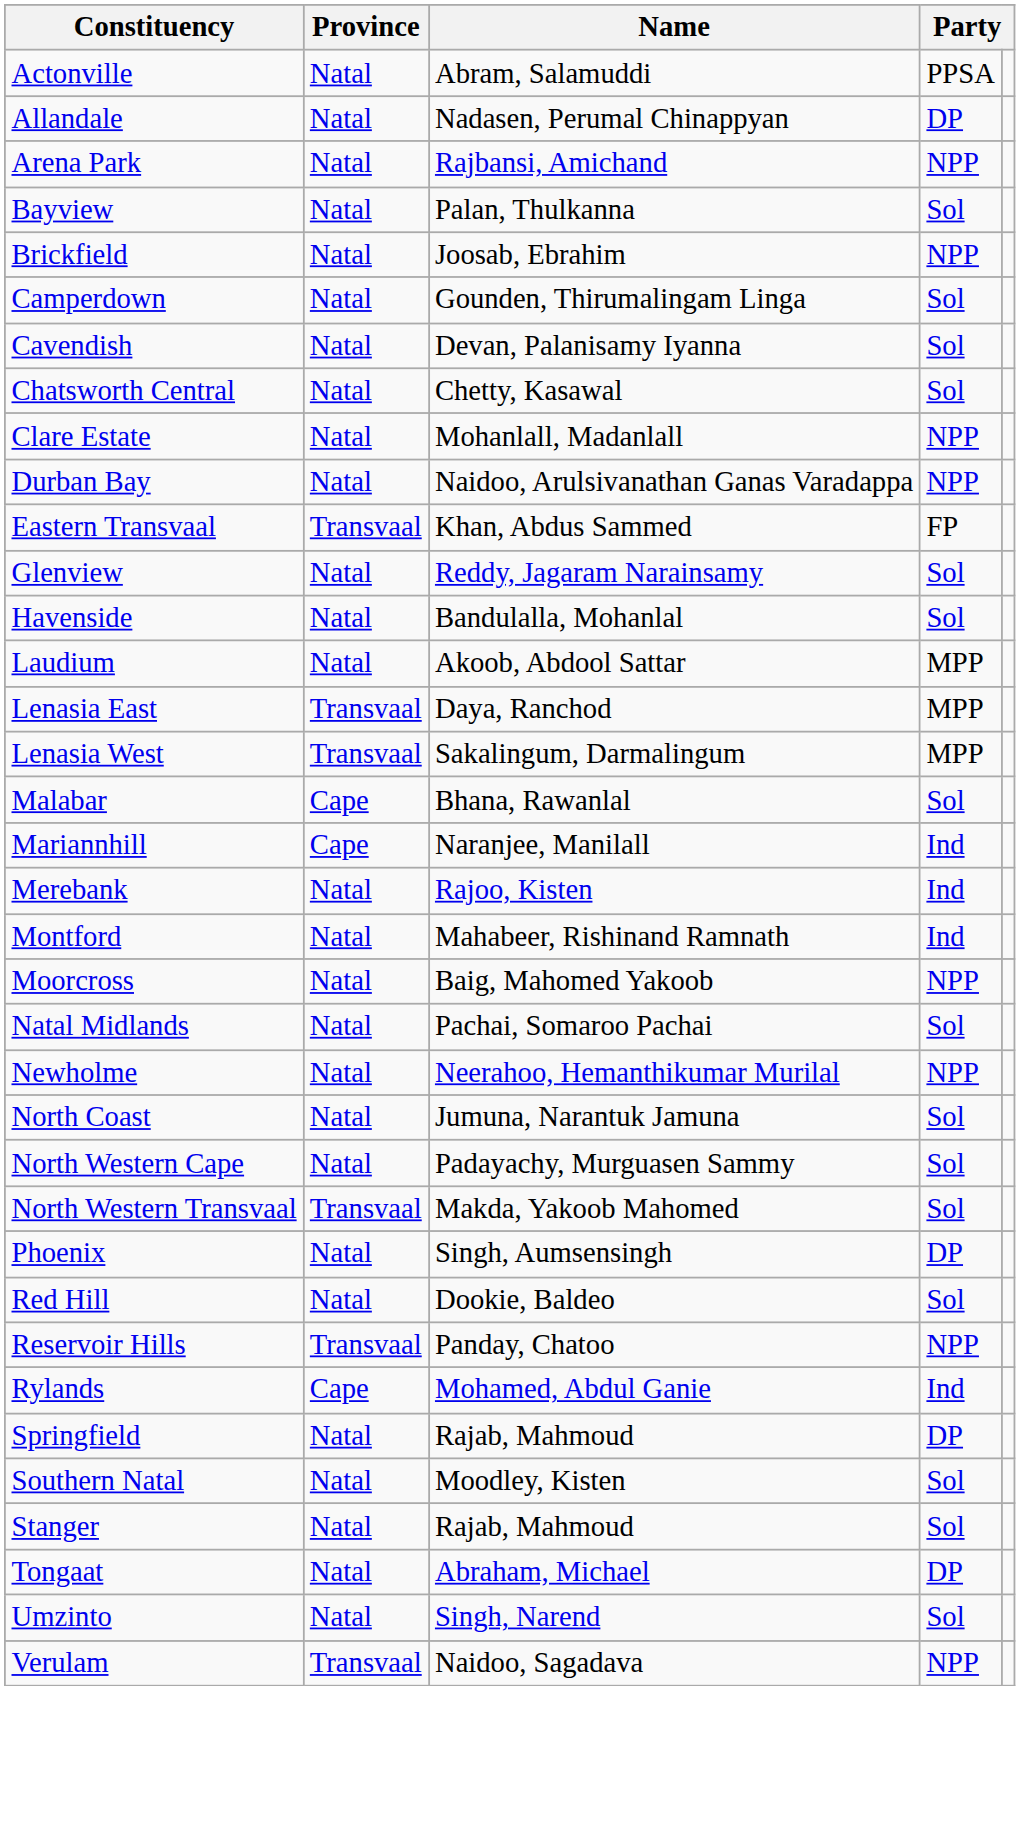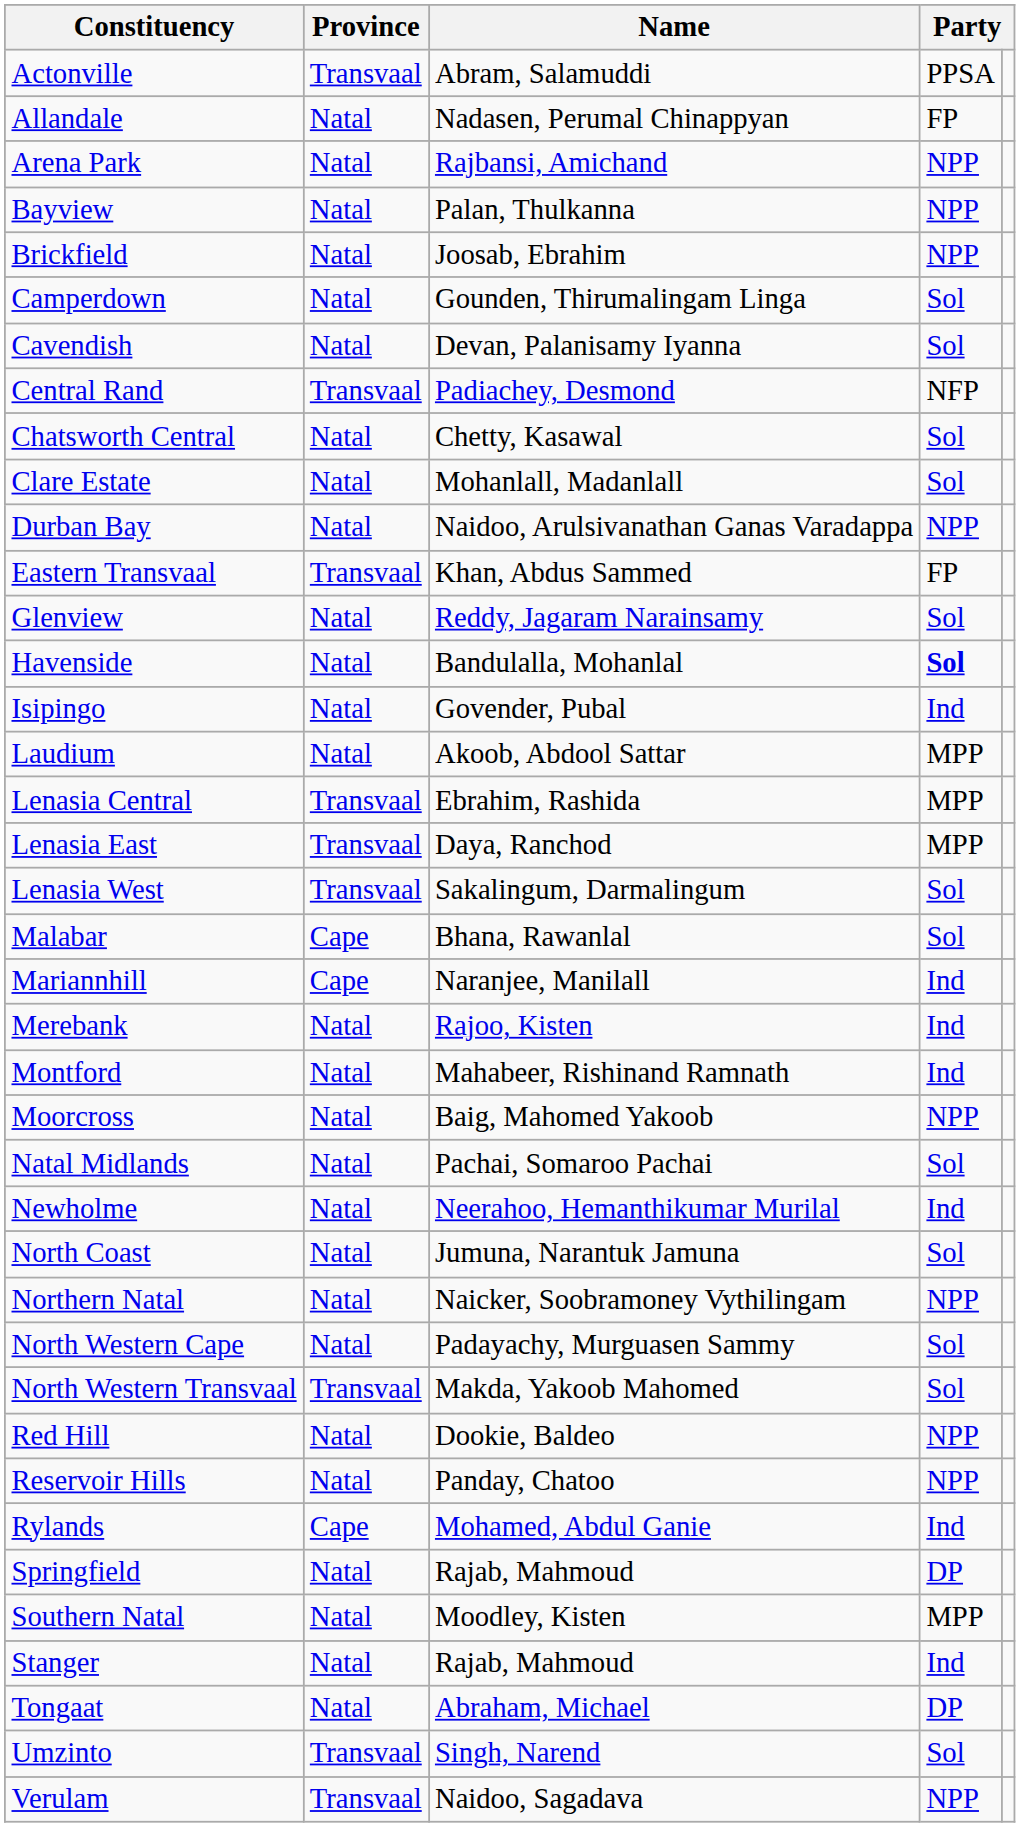(341, 72) Natal -> (366, 72) Transvaal
(945, 118) DP -> (942, 118) FP
(946, 208) Sol -> (953, 208) NPP
+ row: (87, 390)
(953, 436) NPP -> (946, 481) Sol
(946, 617) normal -> (946, 663) bold
+ row: (58, 708)
+ row: (102, 799)
(955, 753) MPP -> (946, 890) Sol
(953, 1071) NPP -> (945, 1208) Ind
+ row: (98, 1299)
- row: (58, 1253)
(946, 1299) Sol -> (953, 1435) NPP
(366, 1344) Transvaal -> (341, 1480) Natal
(946, 1480) Sol -> (955, 1616) MPP
(946, 1526) Sol -> (945, 1662) Ind
(341, 1616) Natal -> (366, 1753) Transvaal
